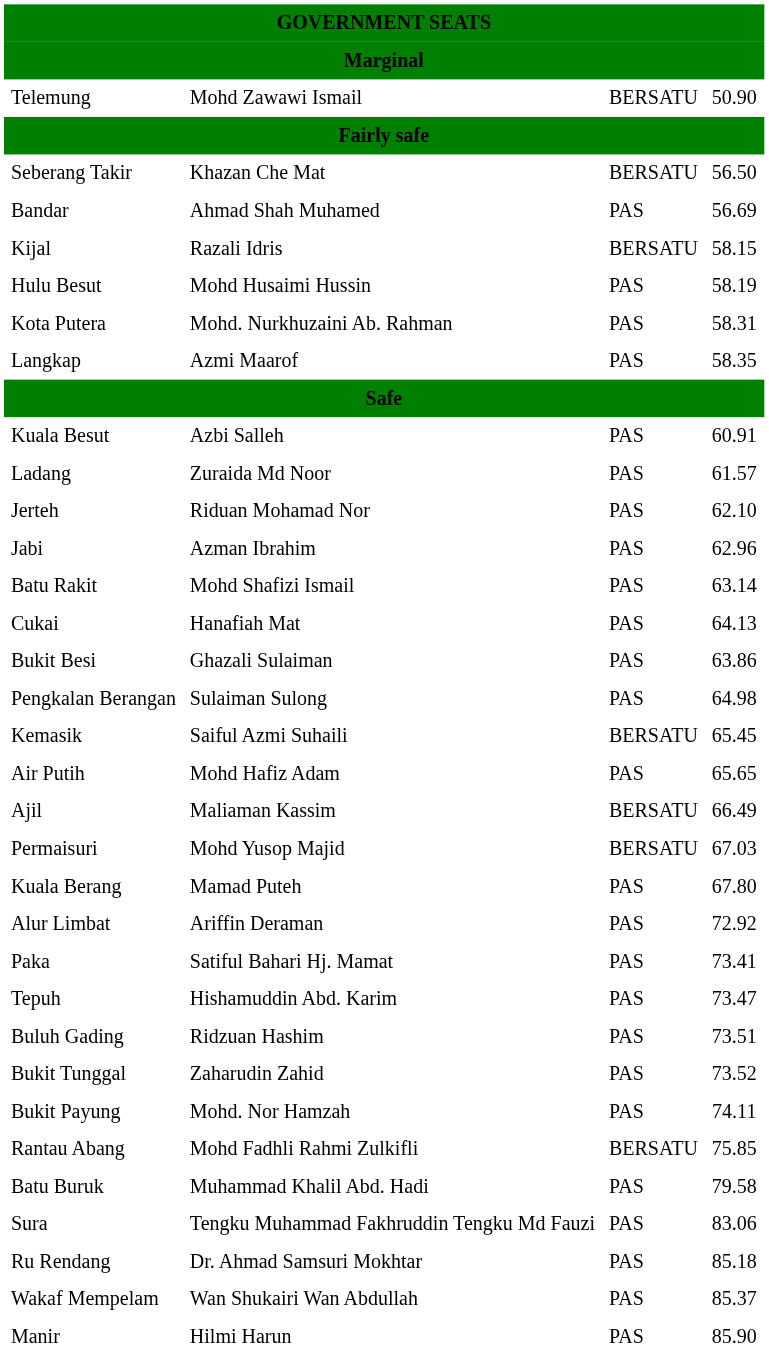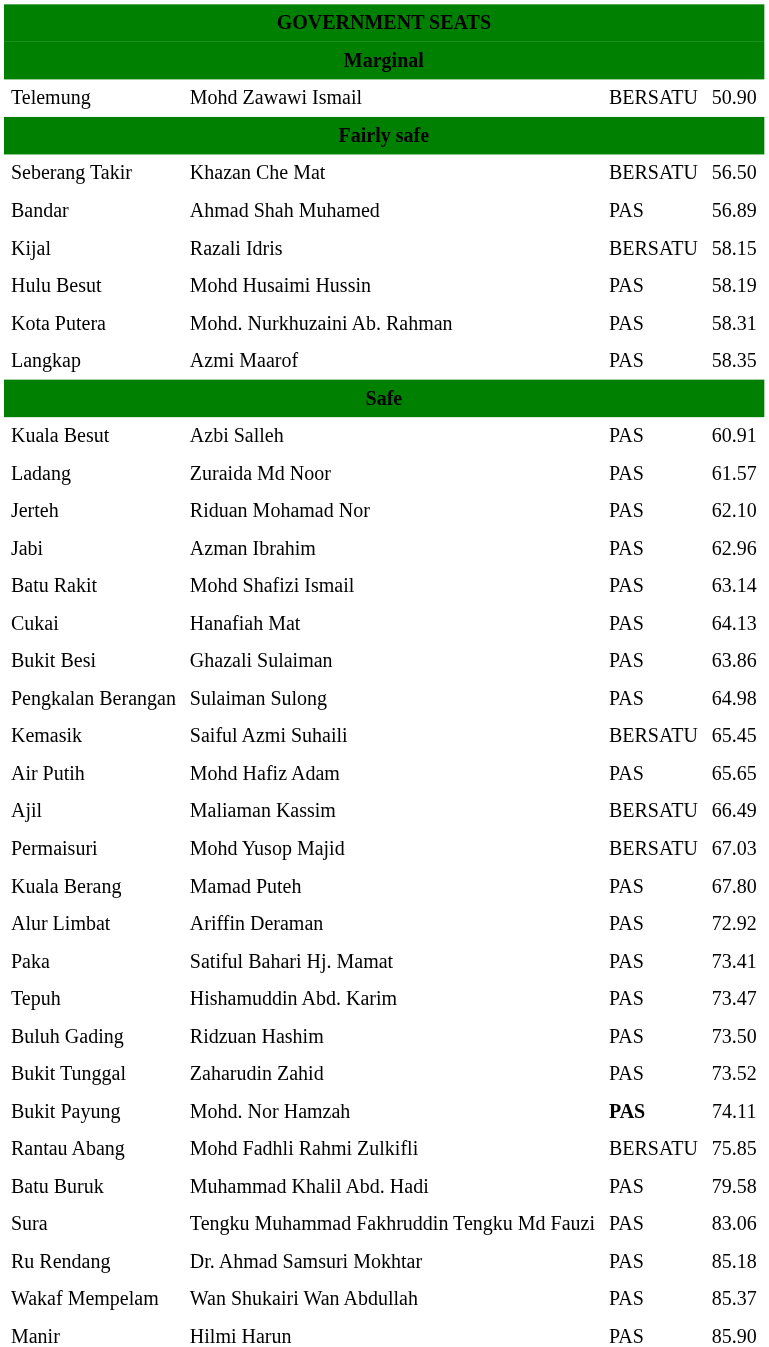(734, 210) 56.69 -> (734, 210) 56.89
(734, 1035) 73.51 -> (734, 1035) 73.50
(626, 1110) normal -> (627, 1110) bold
